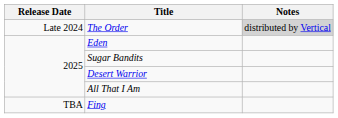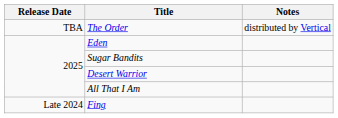(63, 27) Late 2024 -> (73, 27) TBA
(288, 27) lightgrey background -> (288, 27) no background
(73, 105) TBA -> (63, 105) Late 2024
